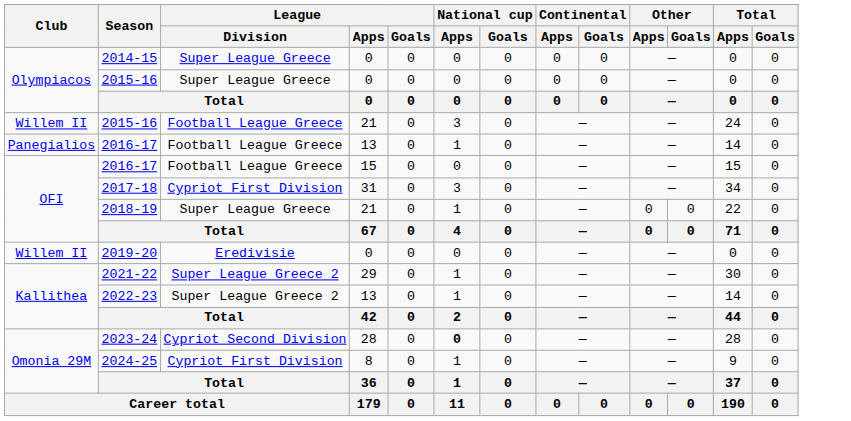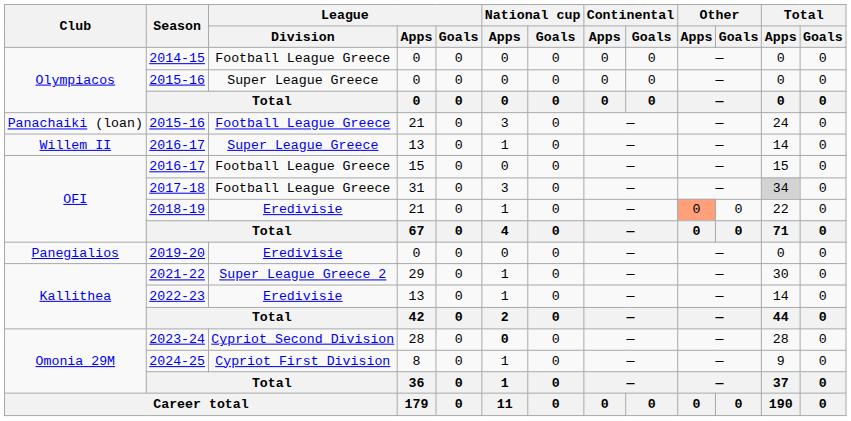(255, 59) Super League Greece -> (303, 59) Football League Greece
(51, 123) Willem II -> (75, 123) Panachaiki (loan)
(51, 145) Panegialios -> (75, 145) Willem II
(255, 145) Football League Greece -> (303, 145) Super League Greece
(255, 188) Cypriot First Division -> (303, 188) Football League Greece
(733, 188) no background -> (781, 188) lightgrey background
(255, 210) Super League Greece -> (303, 210) Eredivisie
(649, 210) no background -> (696, 210) lightsalmon background
(51, 253) Willem II -> (75, 253) Panegialios
(255, 296) Super League Greece 2 -> (303, 296) Eredivisie
